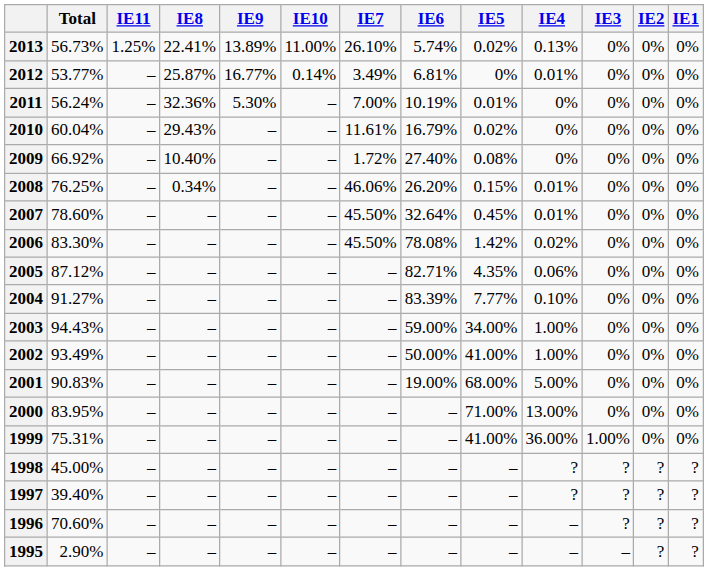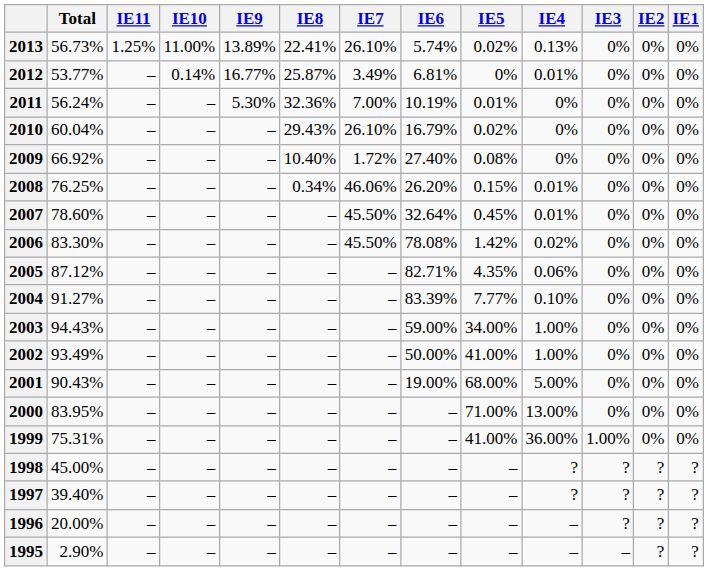columns swapped: (310, 18) <-> (190, 18)
(371, 130) 11.61% -> (370, 130) 26.10%
(77, 383) 90.83% -> (77, 383) 90.43%
(77, 523) 70.60% -> (77, 523) 20.00%
